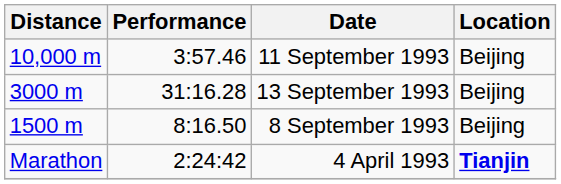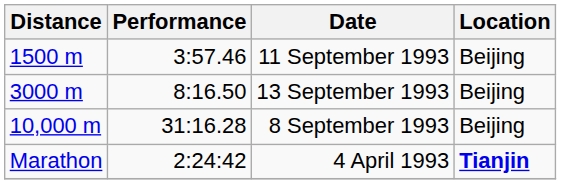(55, 56) 10,000 m -> (46, 56) 1500 m
(204, 91) 31:16.28 -> (210, 91) 8:16.50
(46, 126) 1500 m -> (55, 126) 10,000 m
(210, 126) 8:16.50 -> (204, 126) 31:16.28
